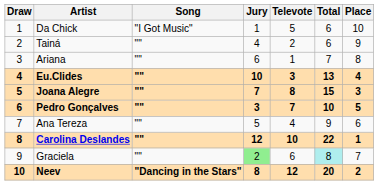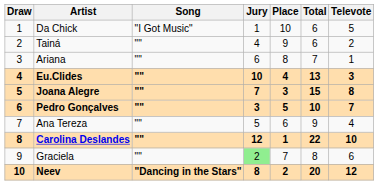columns swapped: (292, 12) <-> (358, 12)
(329, 156) paleturquoise background -> (315, 156) no background
